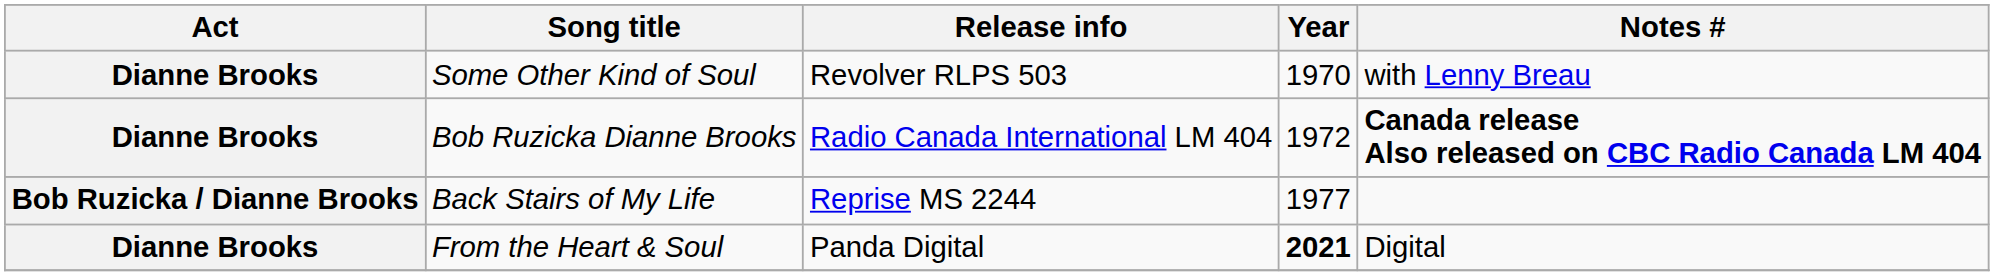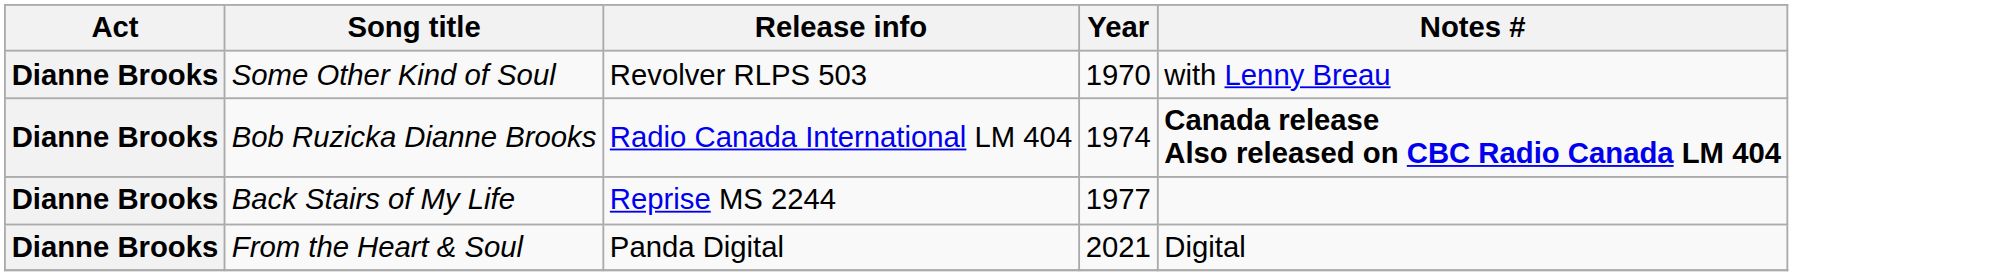(1318, 137) 1972 -> (1118, 137) 1974
(215, 199) Bob Ruzicka / Dianne Brooks -> (115, 199) Dianne Brooks
(1318, 246) bold -> (1118, 246) normal
